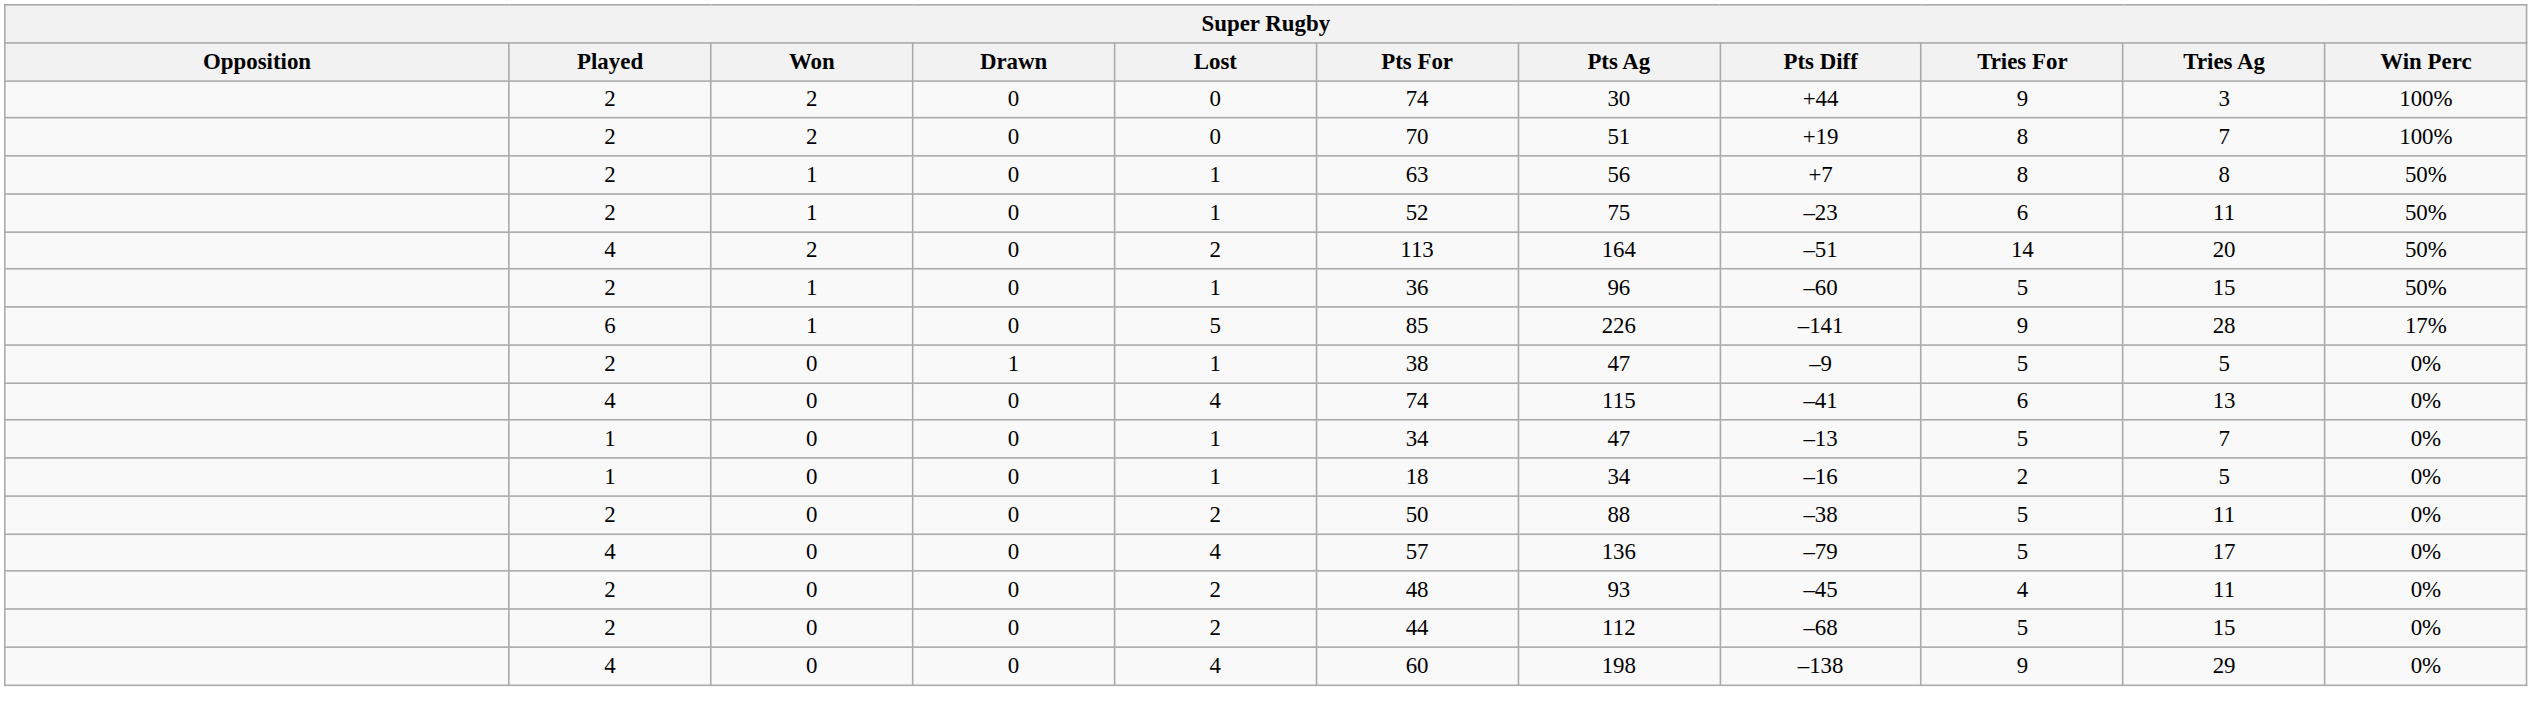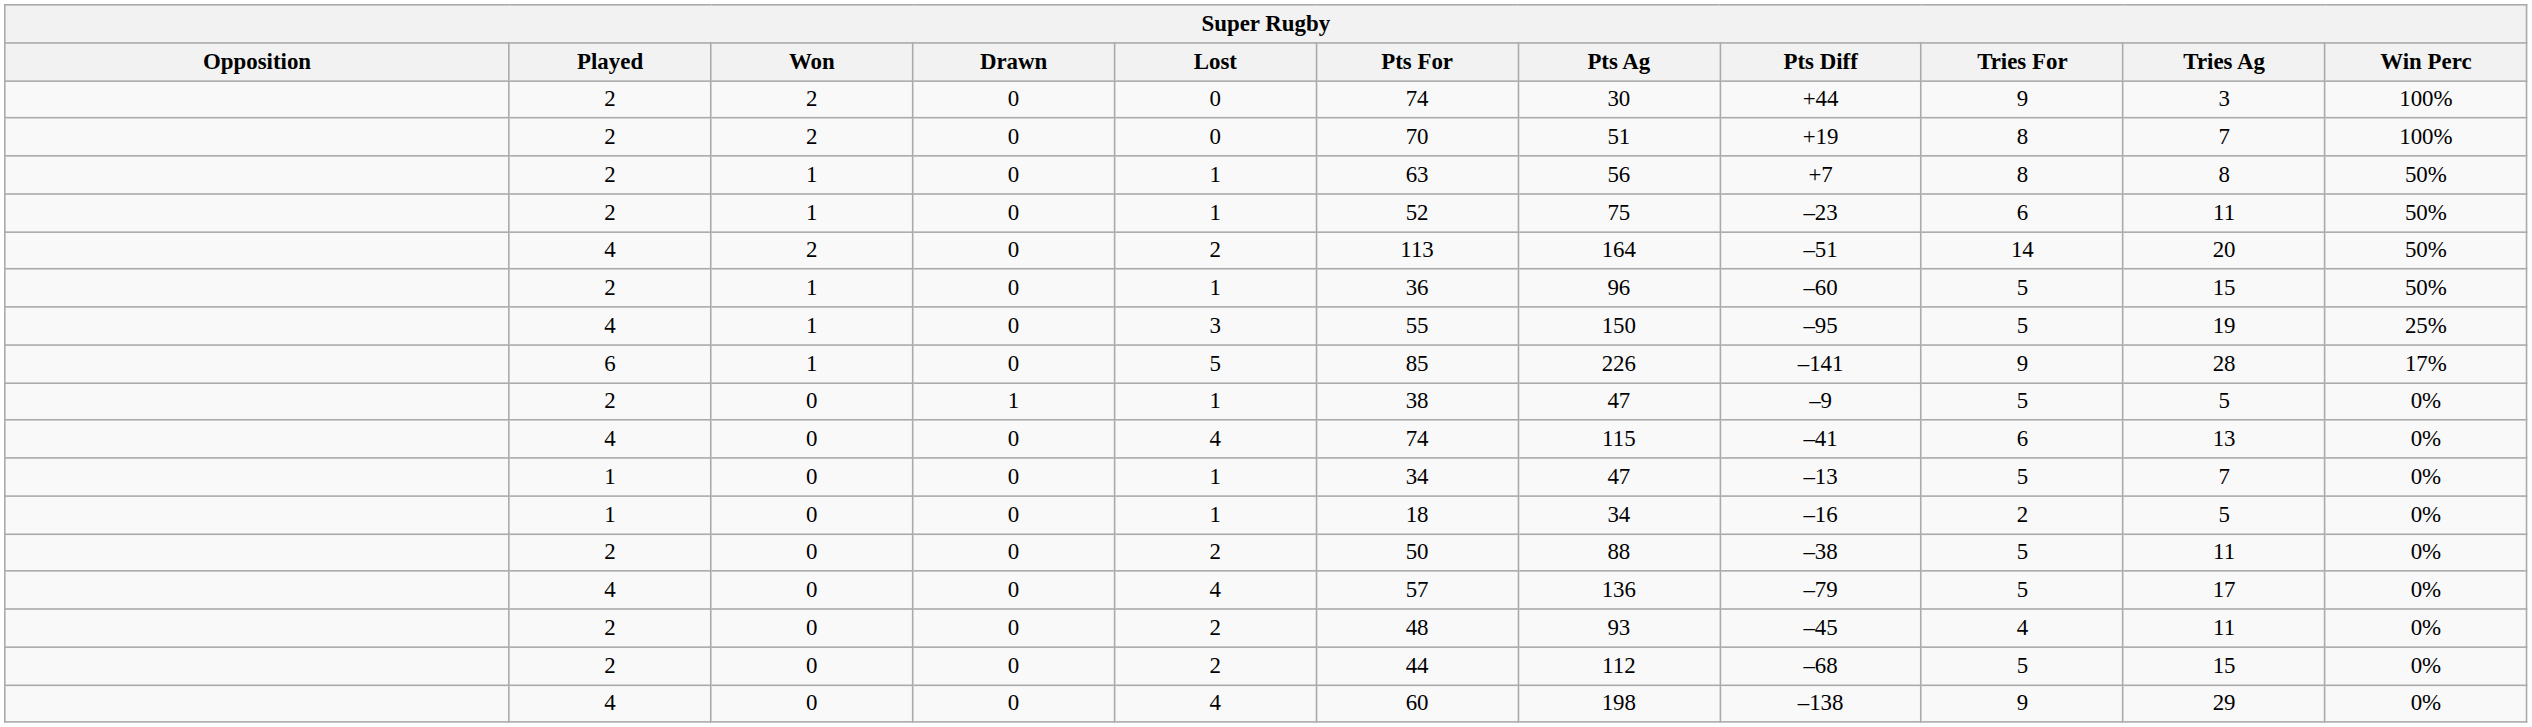+ row: (610, 325)
